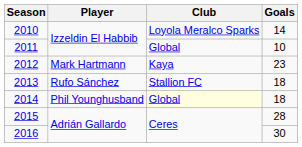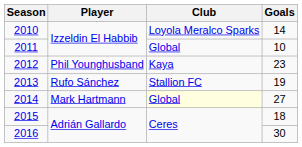(88, 64) Mark Hartmann -> (97, 64) Phil Younghusband
(280, 82) 18 -> (280, 82) 19
(97, 99) Phil Younghusband -> (88, 99) Mark Hartmann
(280, 99) 18 -> (280, 99) 27
(280, 116) 28 -> (280, 116) 18
